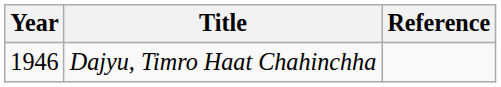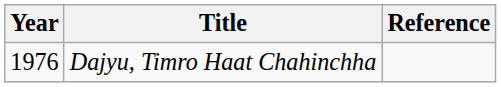(34, 61) 1946 -> (34, 61) 1976
